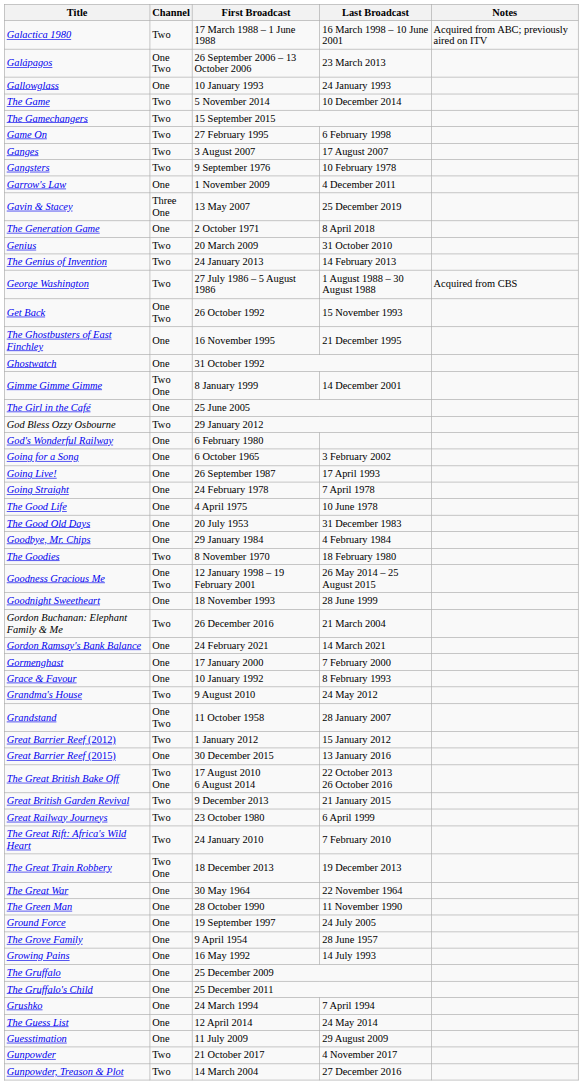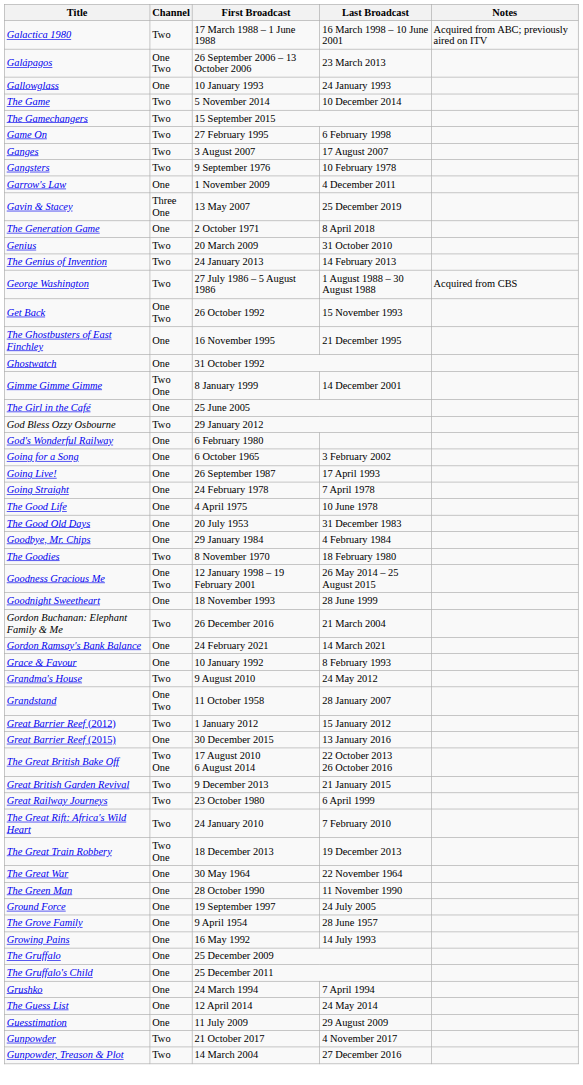- row: (35, 662)
